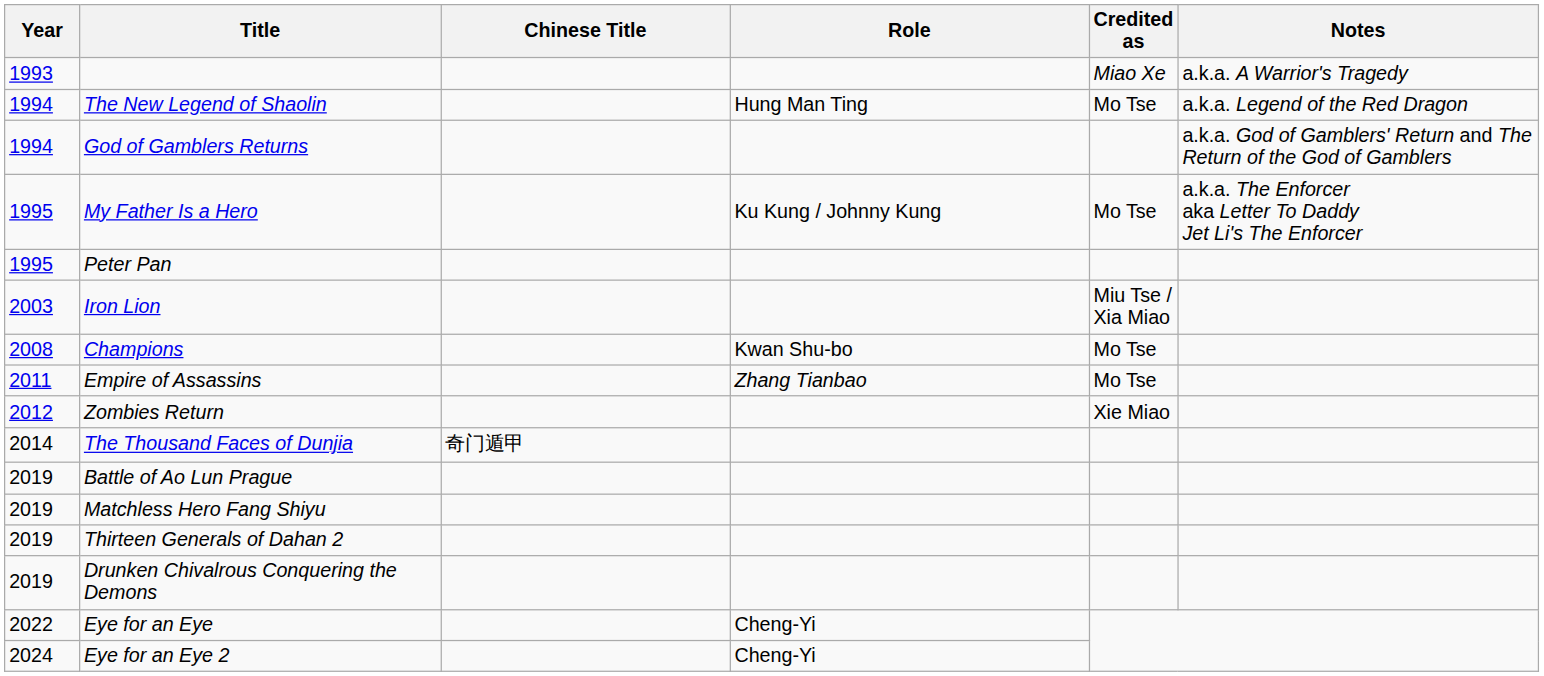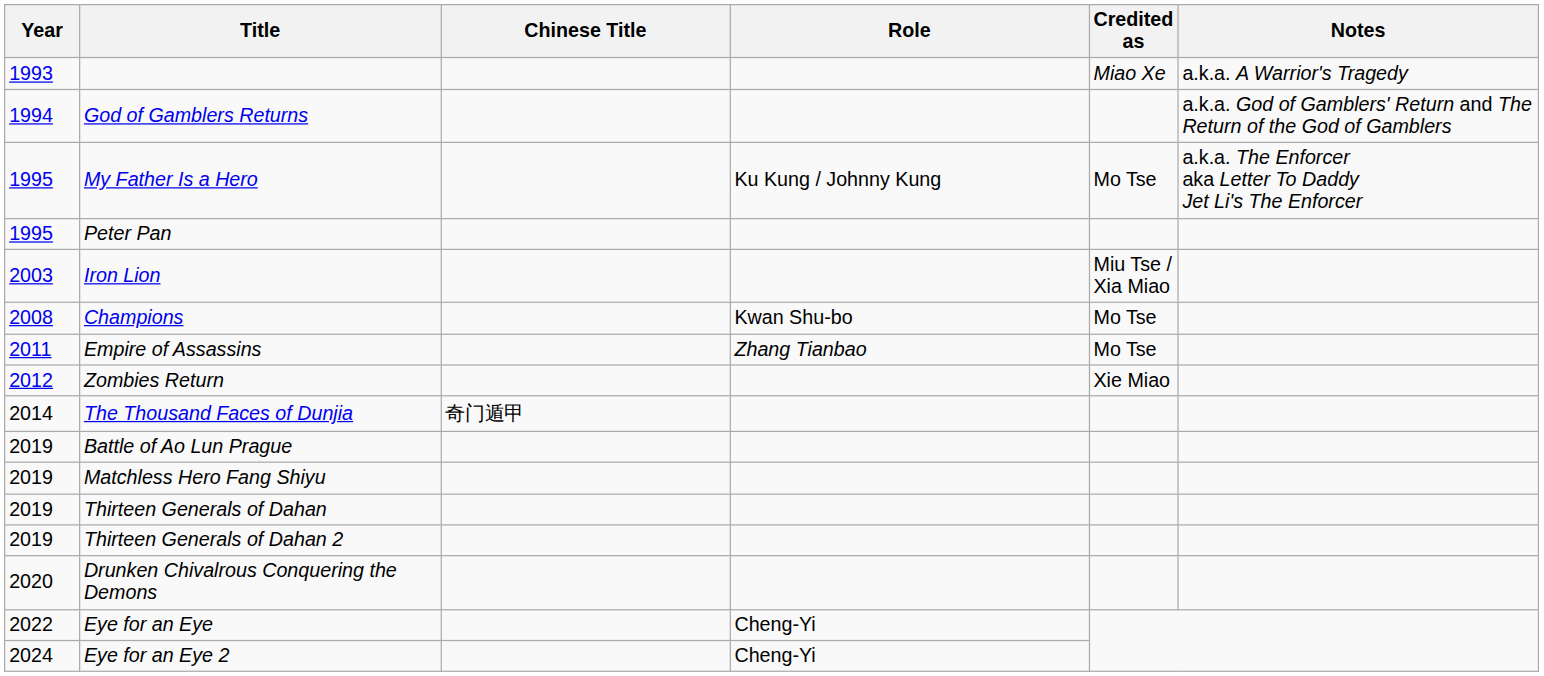- row: (205, 104)
+ row: (205, 509)
(31, 582) 2019 -> (31, 582) 2020
